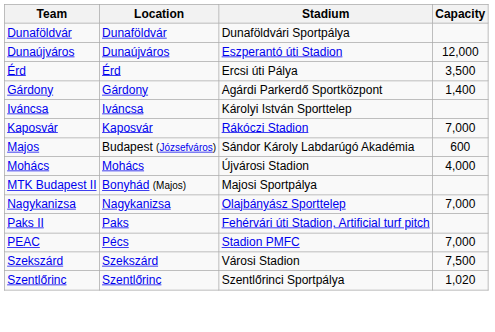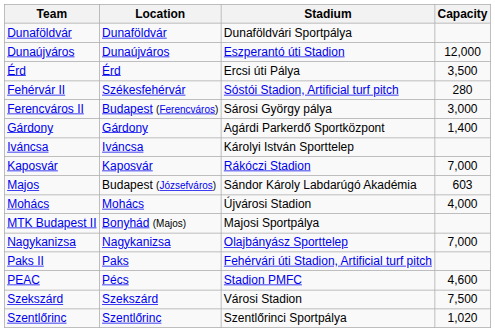+ row: (36, 90)
+ row: (45, 109)
(460, 147) 600 -> (463, 185) 603
(460, 242) 7,000 -> (463, 280) 4,600
